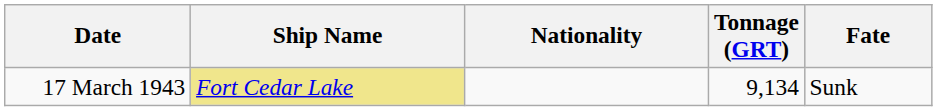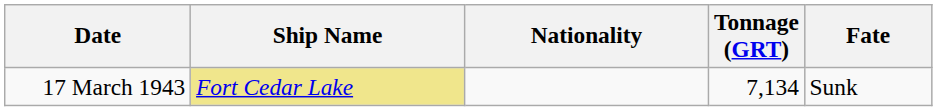(773, 86) 9,134 -> (773, 86) 7,134
